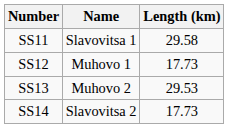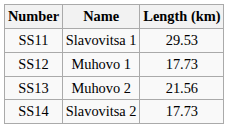(182, 40) 29.58 -> (182, 40) 29.53
(182, 88) 29.53 -> (182, 88) 21.56
